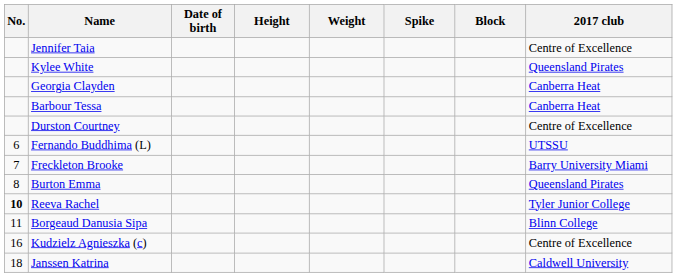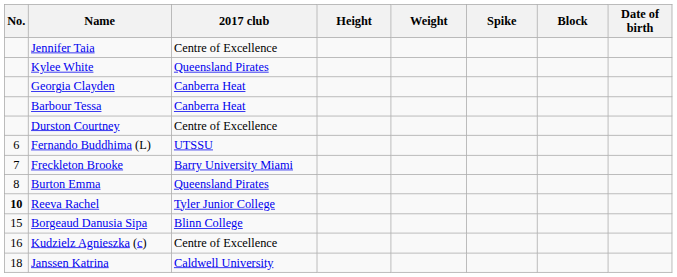columns swapped: (203, 21) <-> (599, 21)
(16, 223) 11 -> (16, 223) 15
